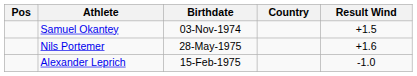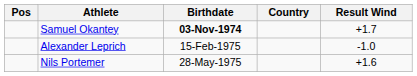(210, 29) normal -> (210, 29) bold
(366, 29) +1.5 -> (366, 29) +1.7
rows swapped: (73, 46) <-> (83, 63)
